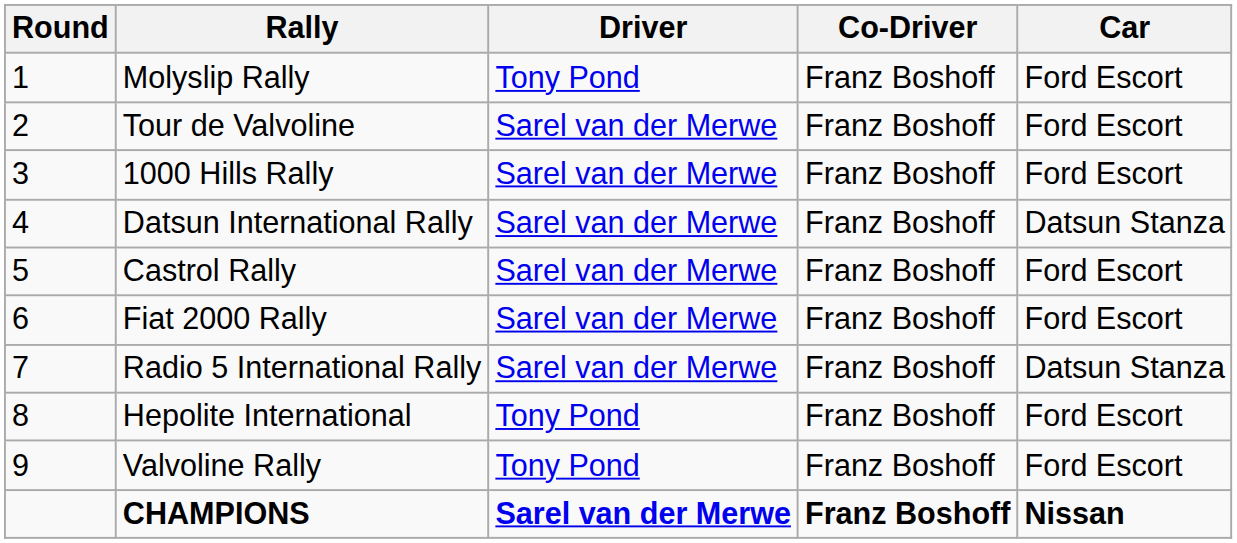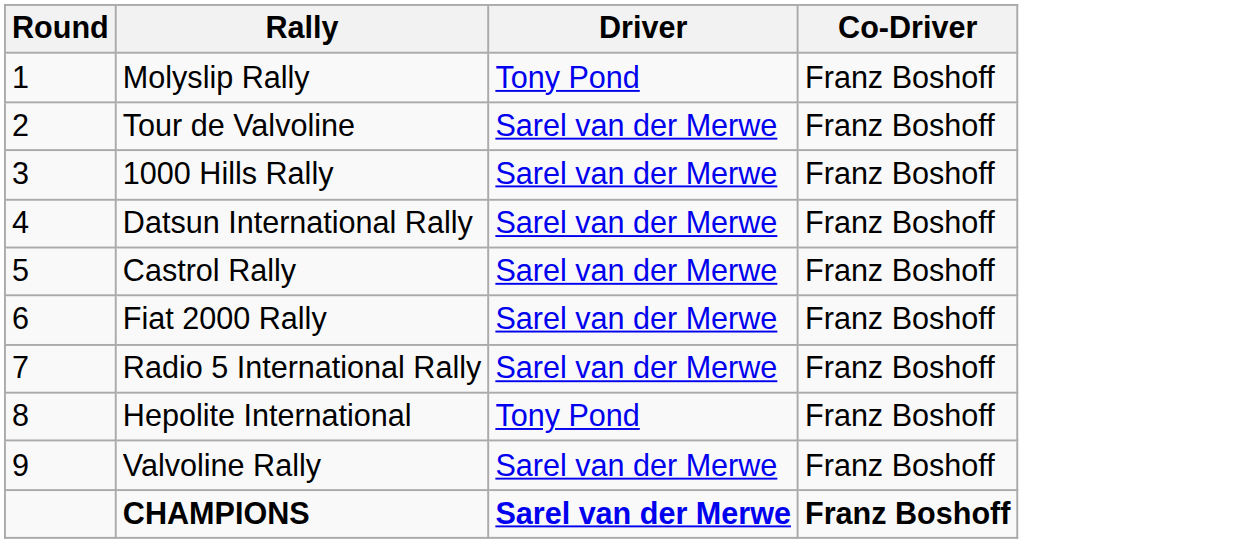- column: (1125, 28)
(568, 464) Tony Pond -> (636, 464) Sarel van der Merwe
